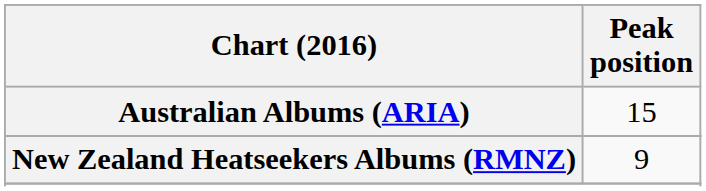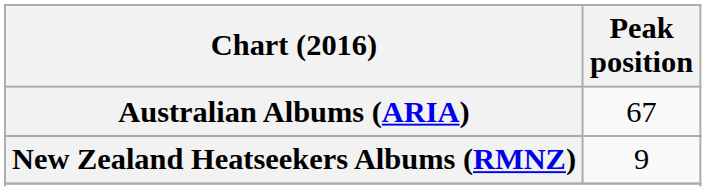(642, 111) 15 -> (642, 111) 67
